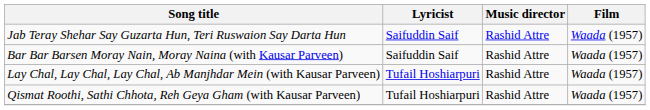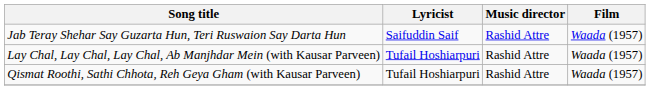- row: (175, 54)
